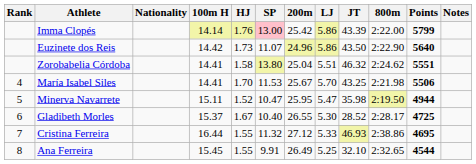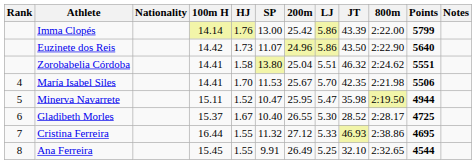(270, 30) pink background -> (270, 30) no background
(354, 82) 43.25 -> (354, 82) 42.35
